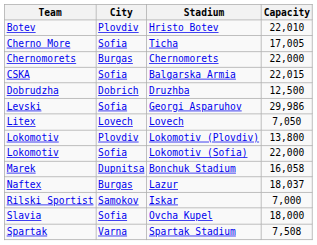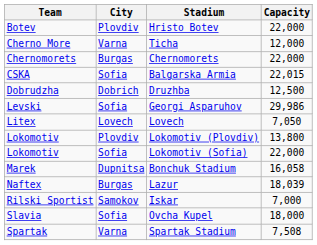(287, 28) 22,010 -> (287, 28) 22,000
(113, 44) Sofia -> (113, 44) Varna
(287, 44) 17,005 -> (287, 44) 12,000
(287, 185) 18,037 -> (287, 185) 18,039
